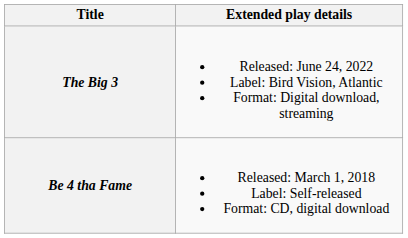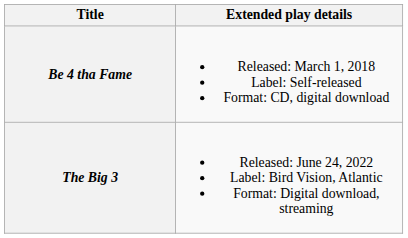rows swapped: (90, 185) <-> (90, 81)
